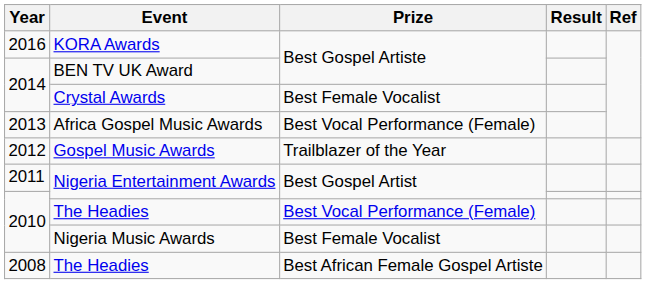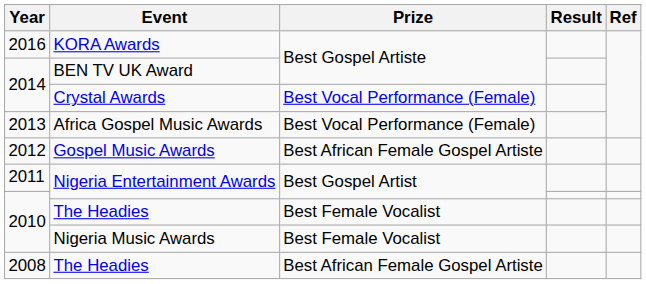(362, 97) Best Female Vocalist -> (409, 97) Best Vocal Performance (Female)
(365, 151) Trailblazer of the Year -> (413, 151) Best African Female Gospel Artiste
(409, 212) Best Vocal Performance (Female) -> (362, 212) Best Female Vocalist
